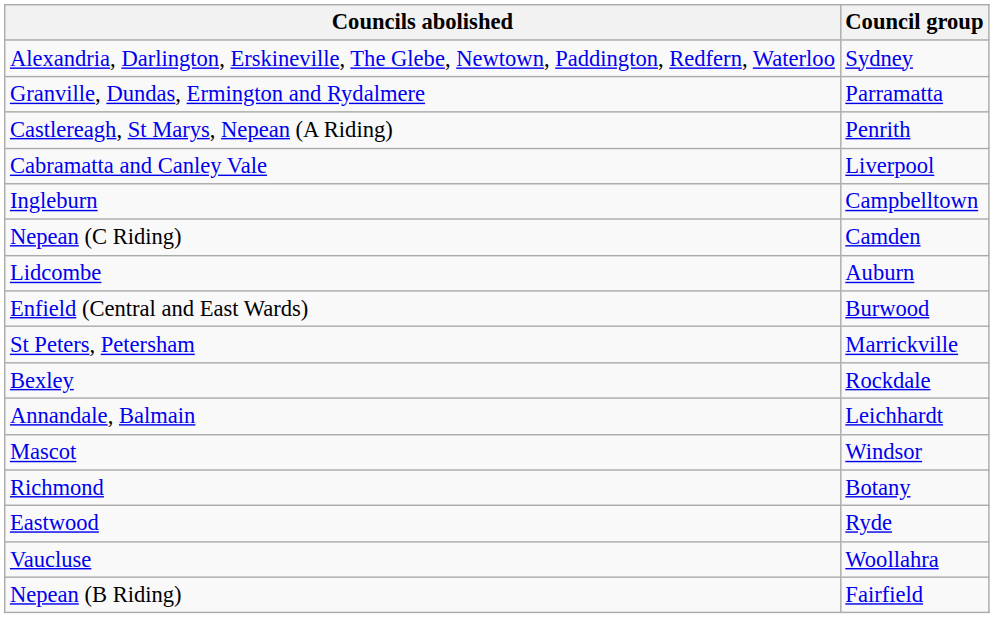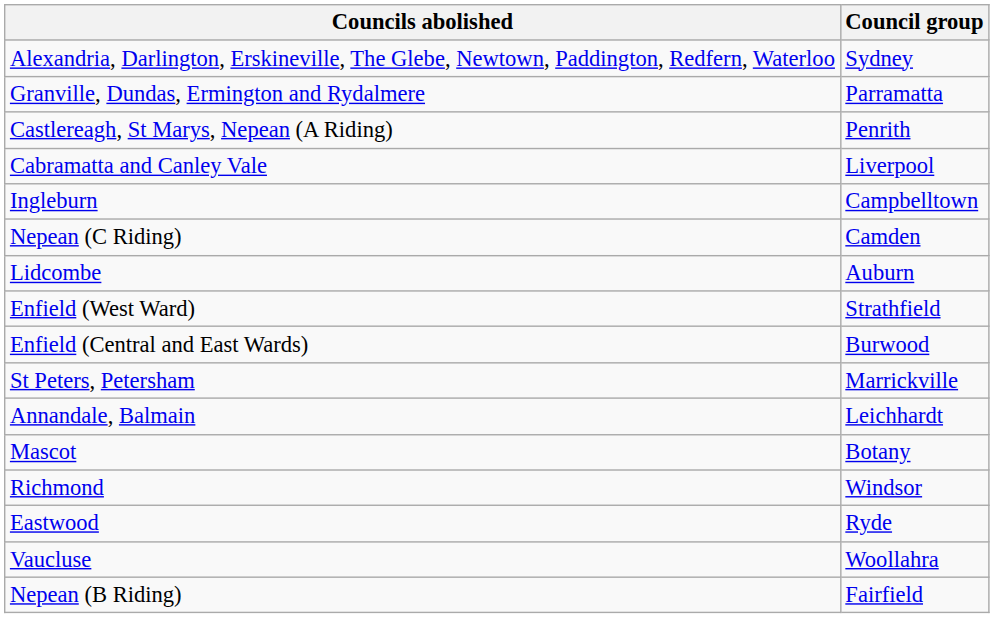+ row: (102, 308)
- row: (42, 380)
(884, 451) Windsor -> (878, 451) Botany
(878, 487) Botany -> (884, 487) Windsor
